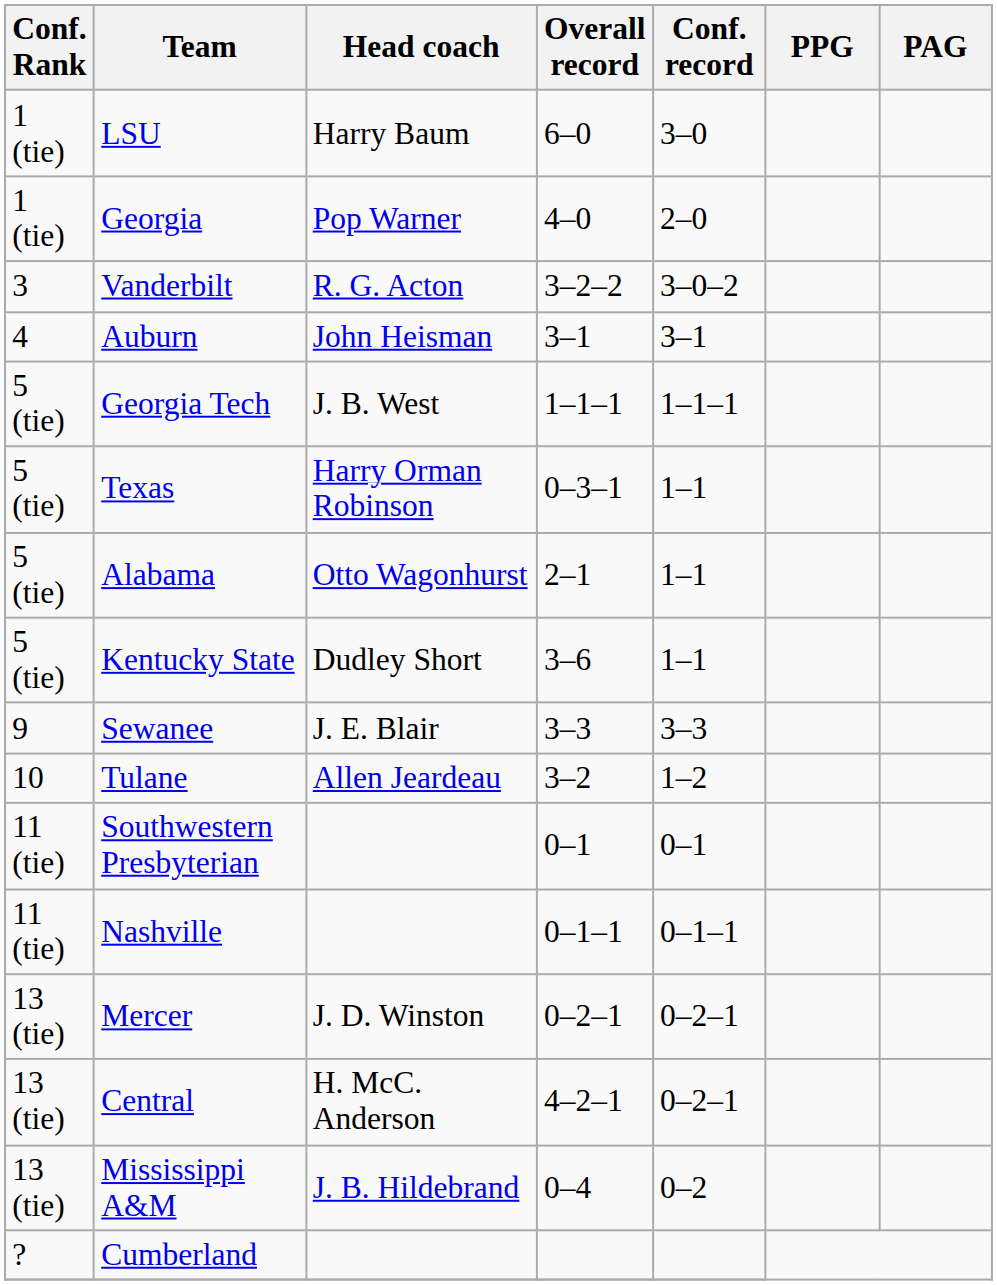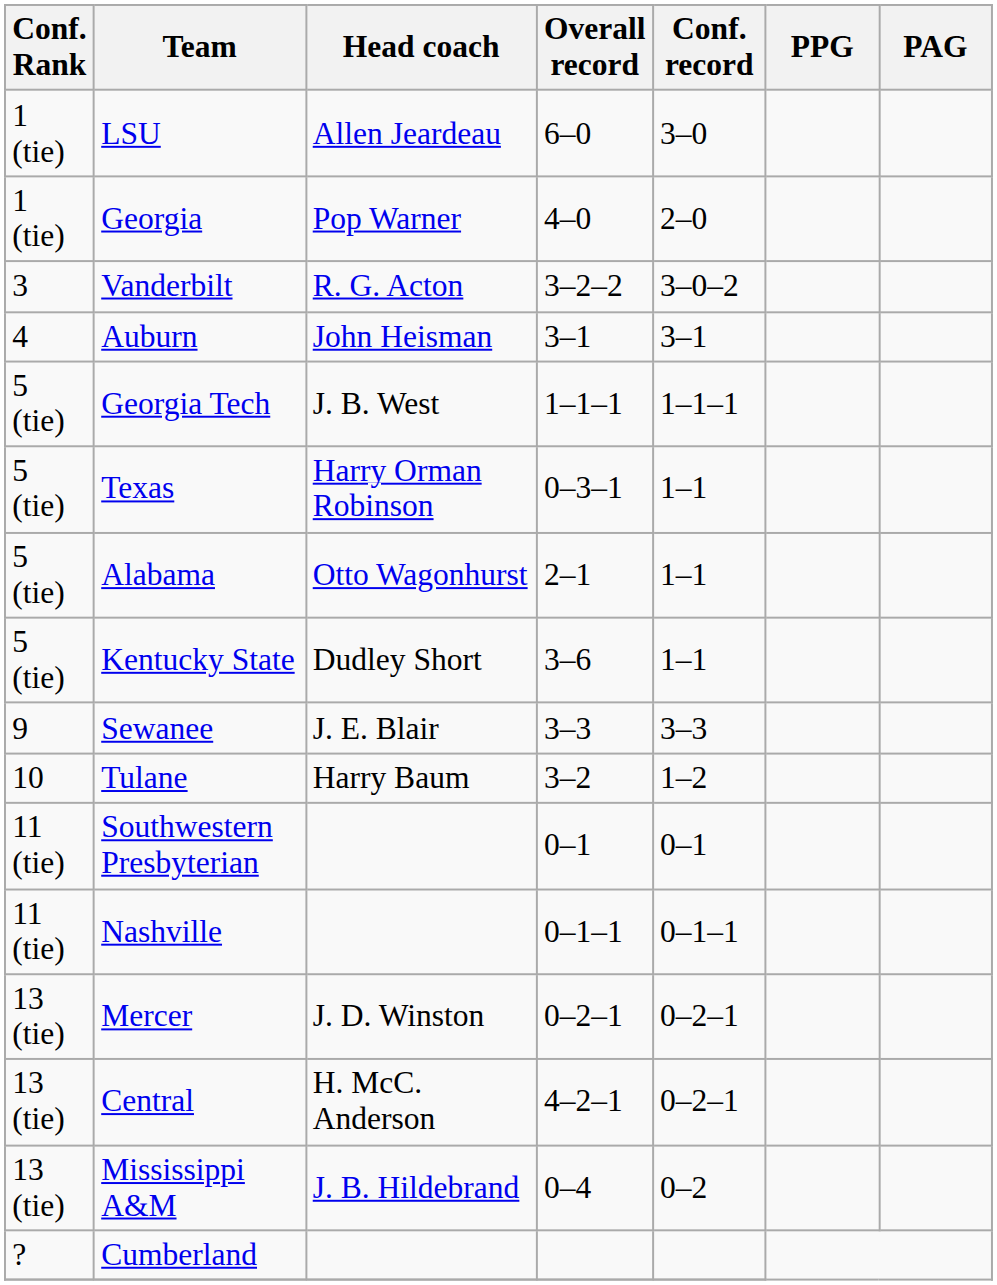(391, 132) Harry Baum -> (407, 132) Allen Jeardeau
(407, 777) Allen Jeardeau -> (391, 777) Harry Baum
